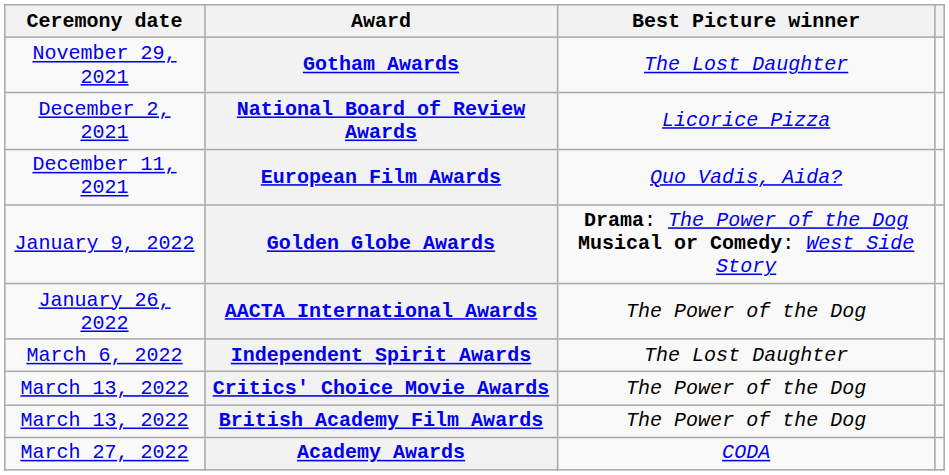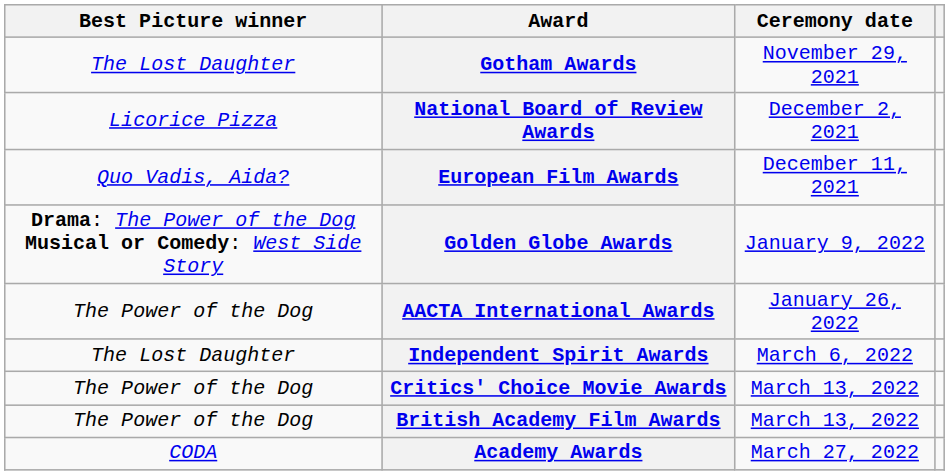columns swapped: (105, 21) <-> (746, 21)
